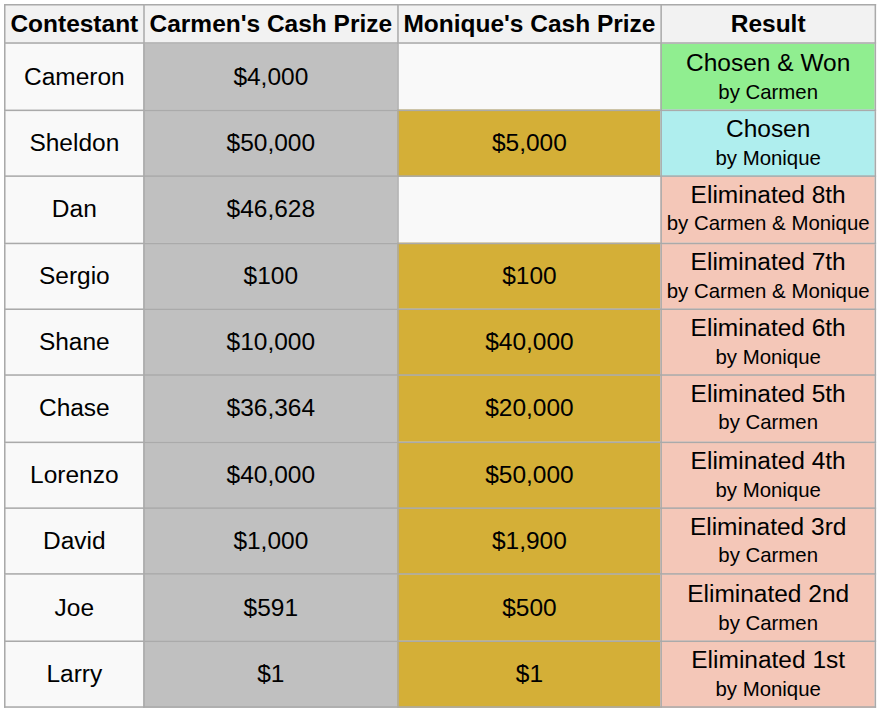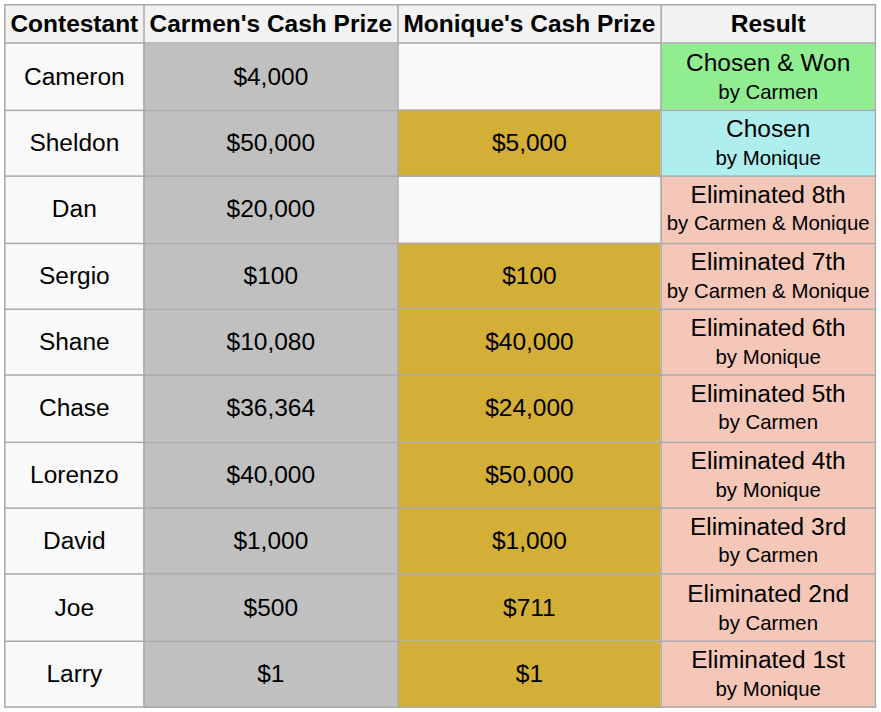(271, 209) $46,628 -> (271, 209) $20,000
(271, 341) $10,000 -> (271, 341) $10,080
(529, 408) $20,000 -> (529, 408) $24,000
(529, 541) $1,900 -> (529, 541) $1,000
(271, 607) $591 -> (271, 607) $500
(529, 607) $500 -> (529, 607) $711
